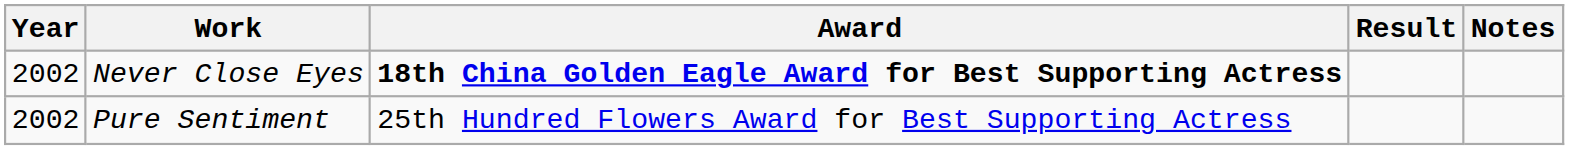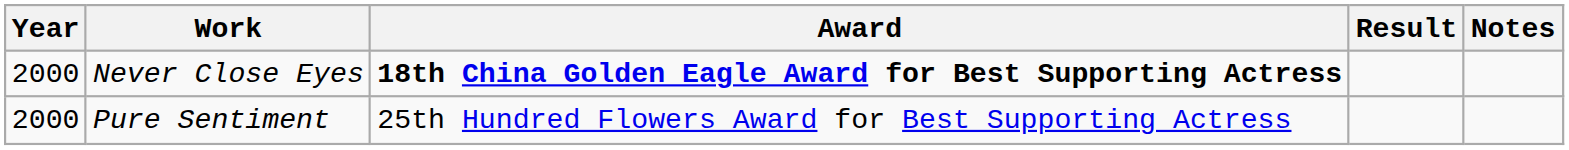(46, 74) 2002 -> (46, 74) 2000
(46, 120) 2002 -> (46, 120) 2000
